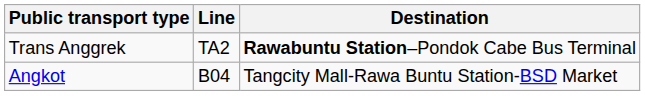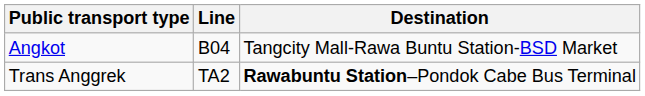rows swapped: (37, 76) <-> (67, 47)
